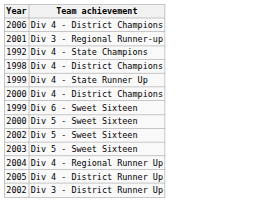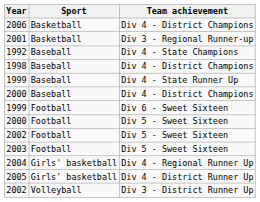+ column: (74, 11)
